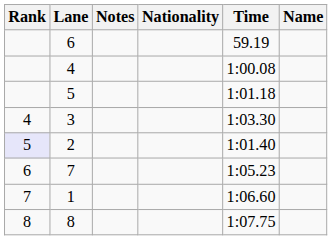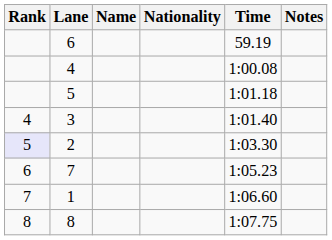columns swapped: (303, 17) <-> (115, 17)
(251, 119) 1:03.30 -> (253, 119) 1:01.40
(251, 145) 1:01.40 -> (253, 145) 1:03.30
